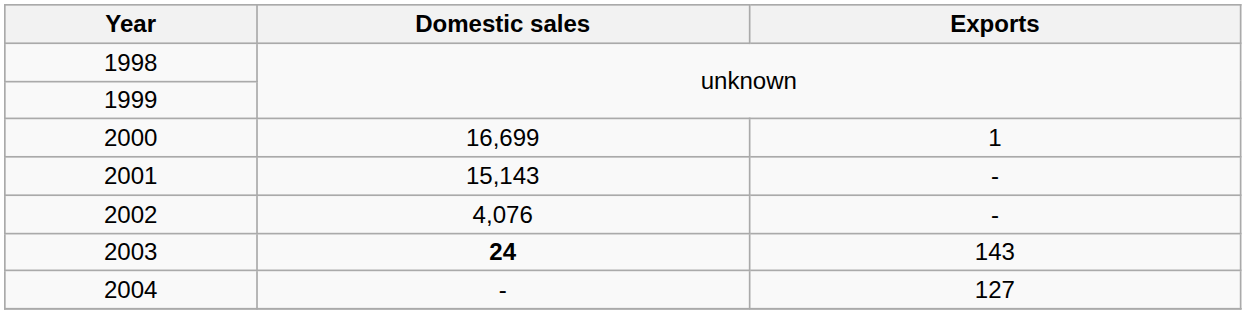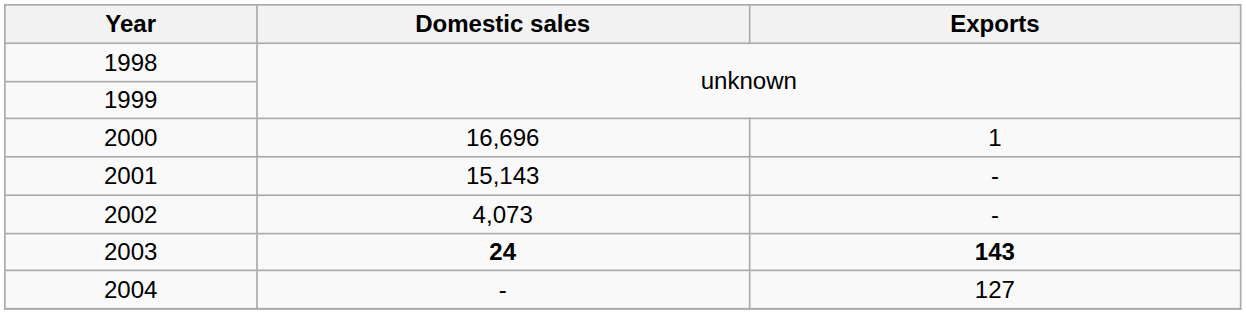(503, 138) 16,699 -> (503, 138) 16,696
(503, 214) 4,076 -> (503, 214) 4,073
(995, 252) normal -> (995, 252) bold
